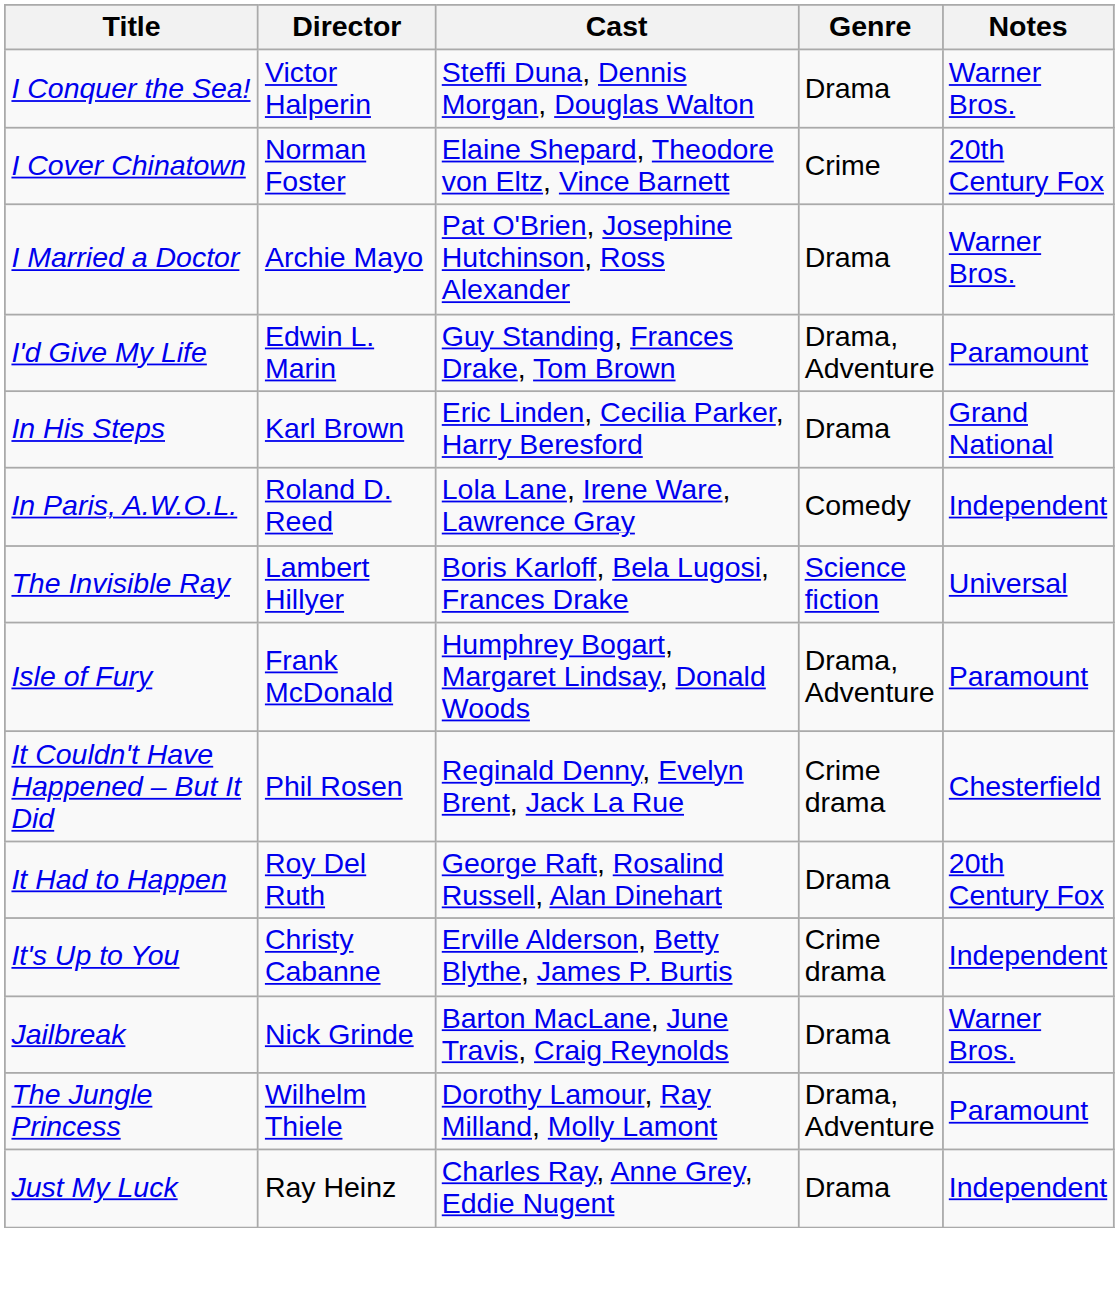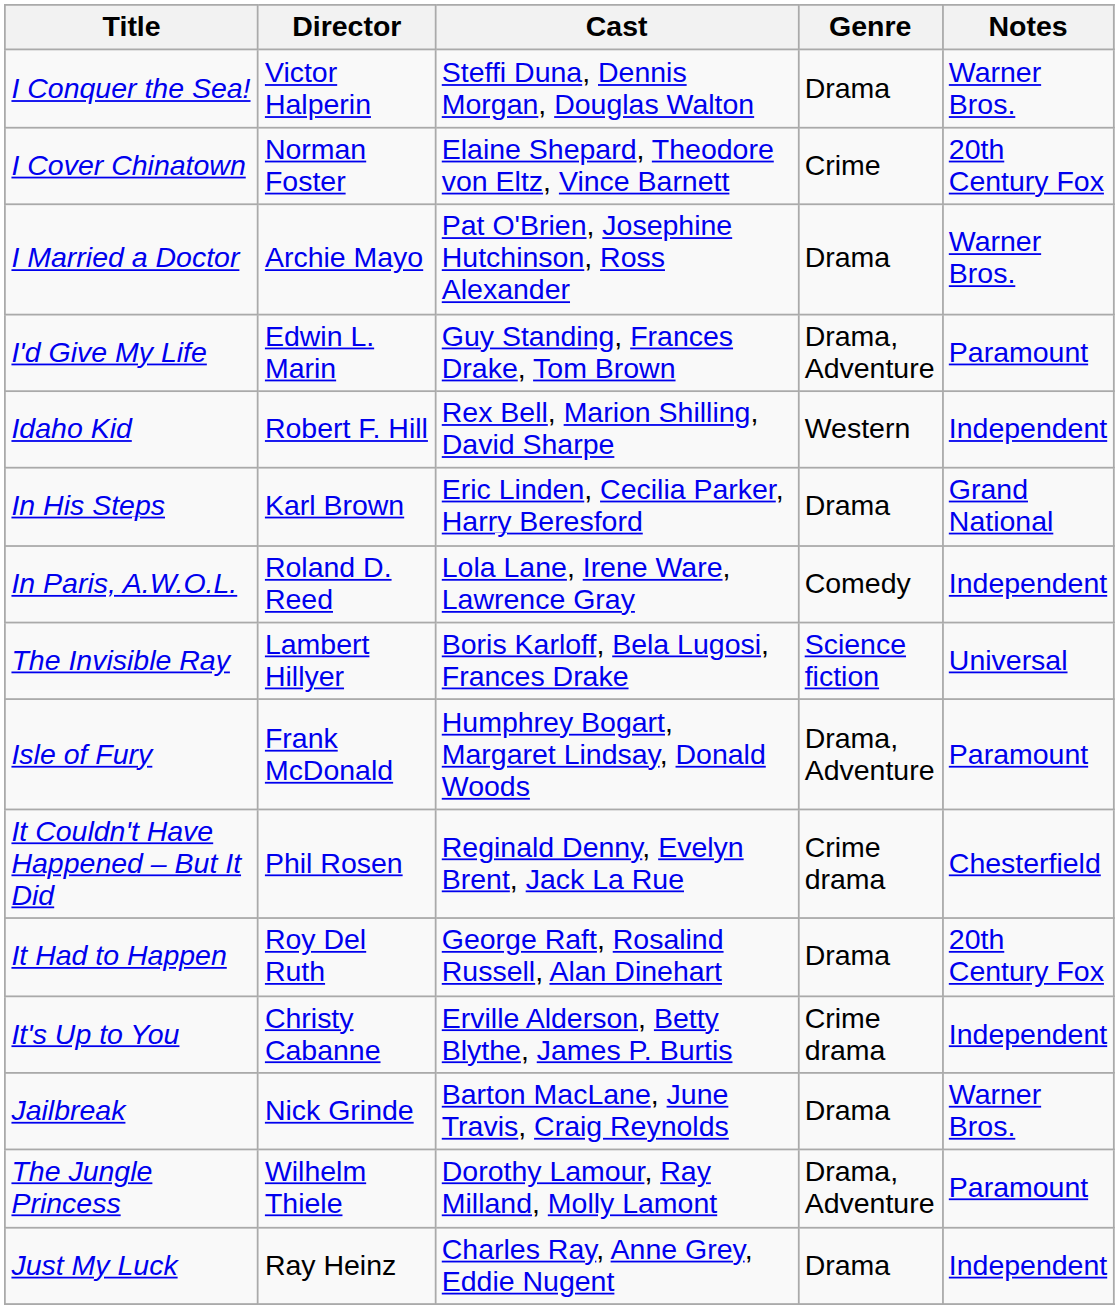+ row: (72, 429)
